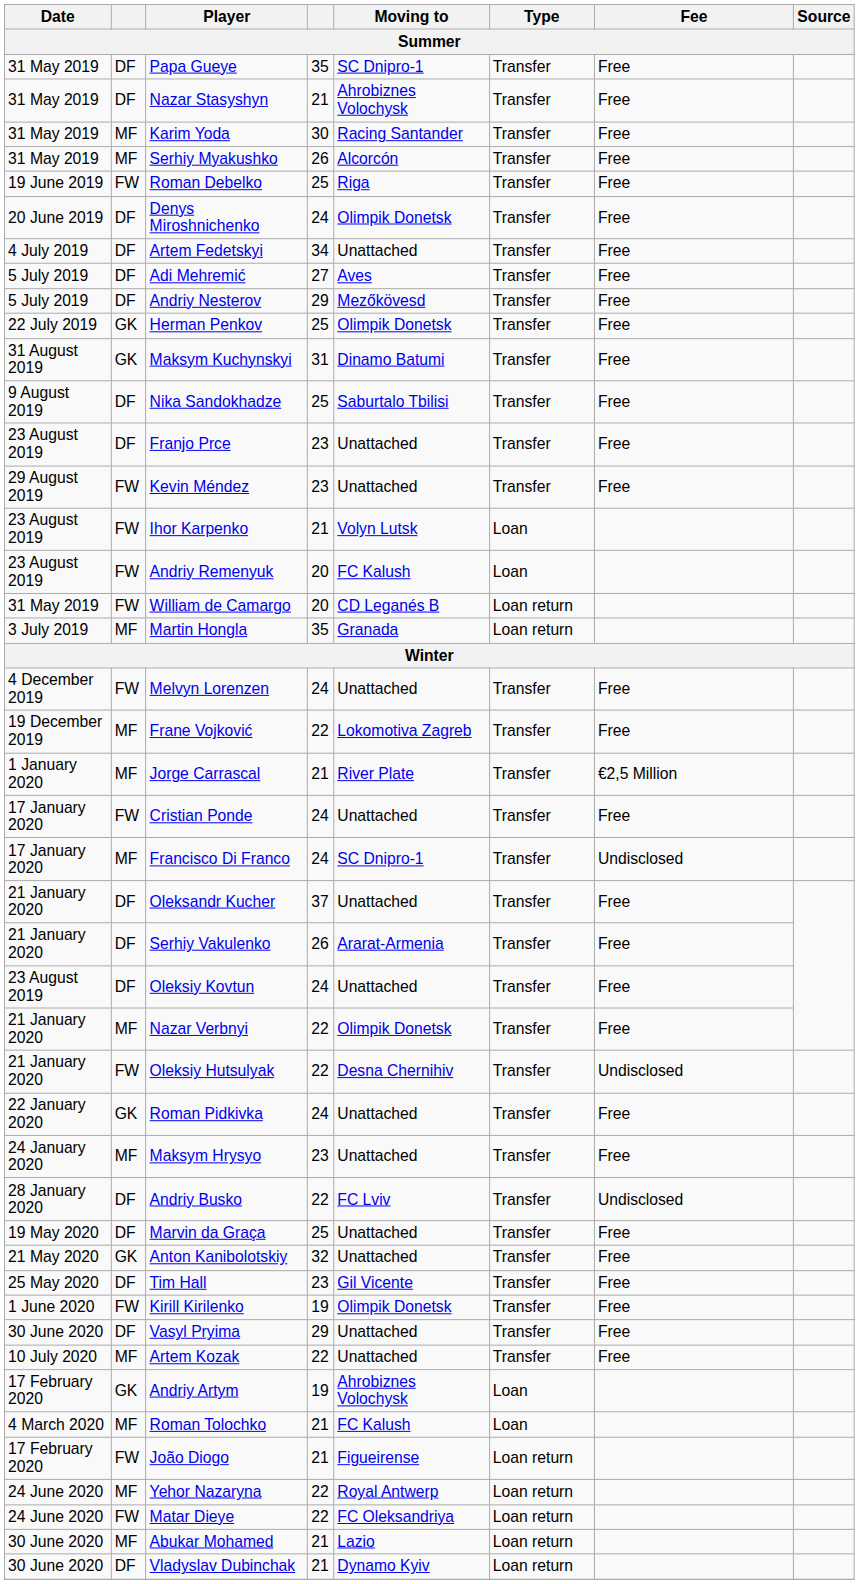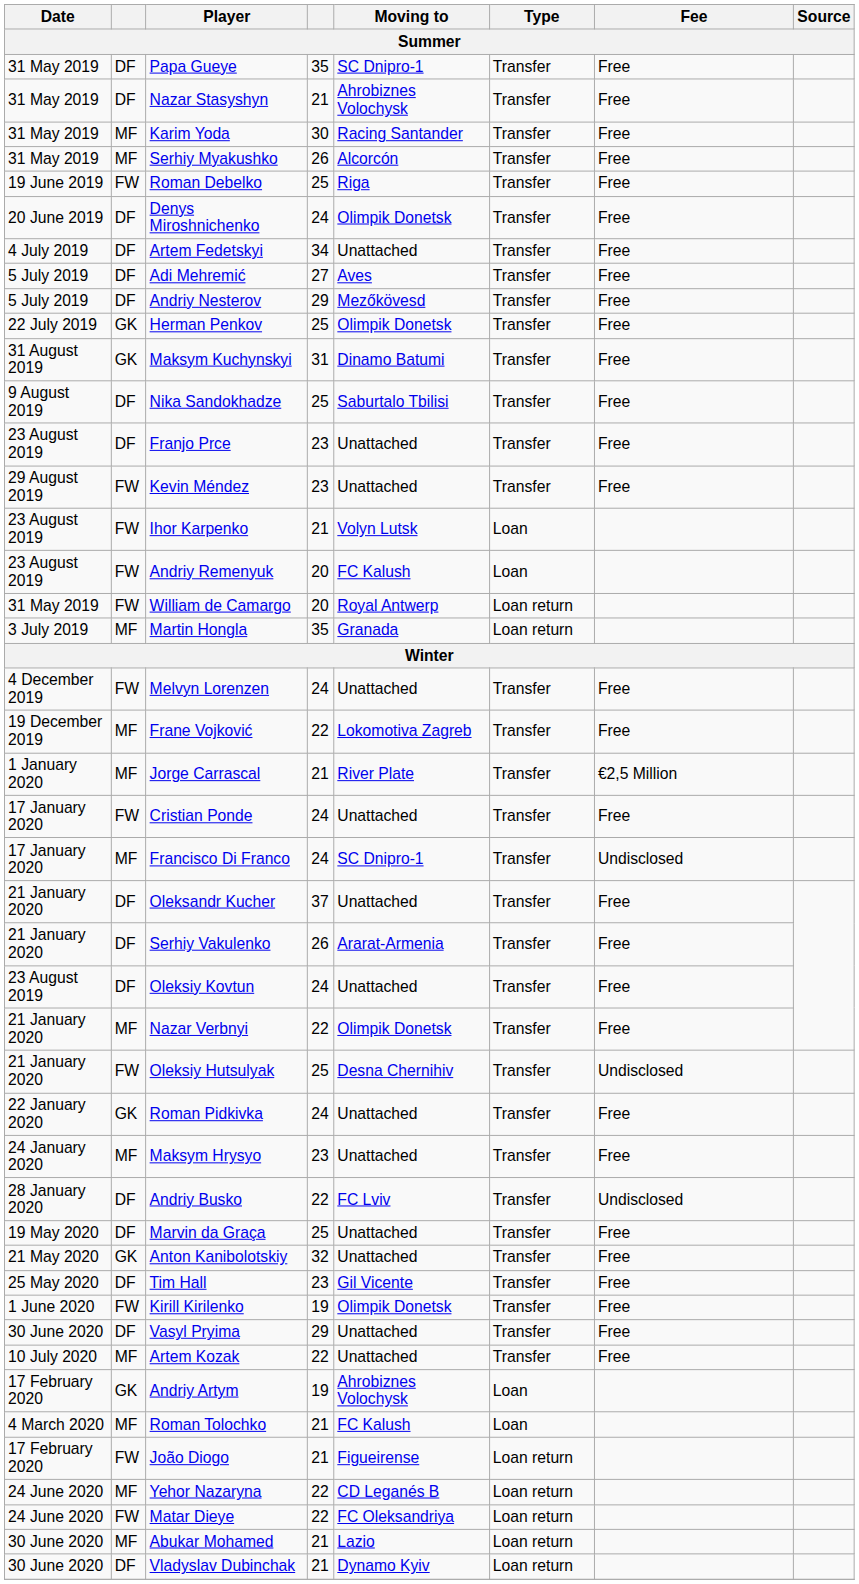(388, 605) CD Leganés B -> (388, 605) Royal Antwerp
(320, 1071) 22 -> (320, 1071) 25
(388, 1491) Royal Antwerp -> (388, 1491) CD Leganés B
